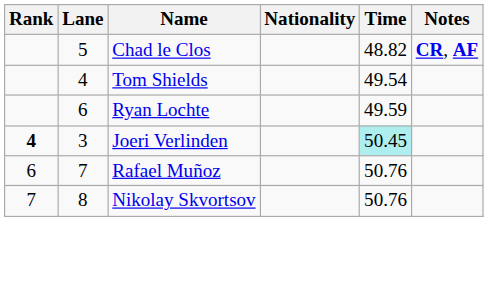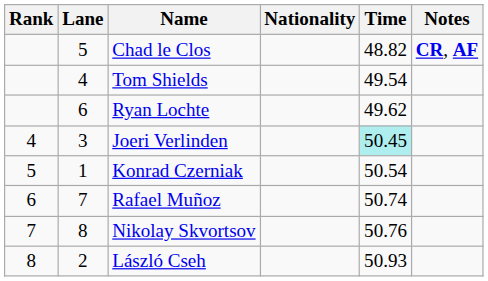(386, 110) 49.59 -> (386, 110) 49.62
(31, 140) bold -> (31, 140) normal
+ row: (178, 170)
(386, 170) 50.76 -> (386, 200) 50.74
+ row: (159, 261)
